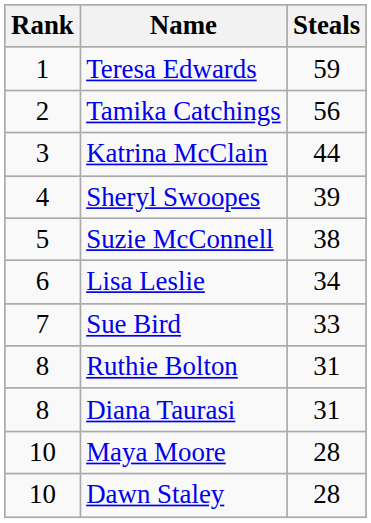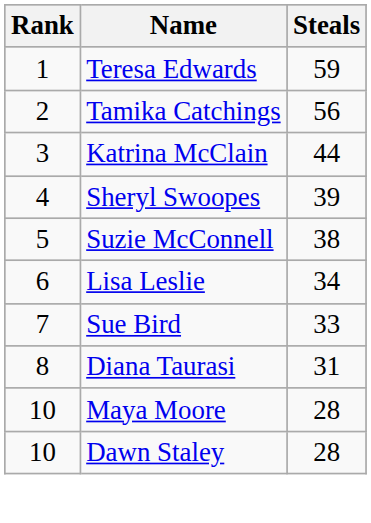- row: (162, 366)
